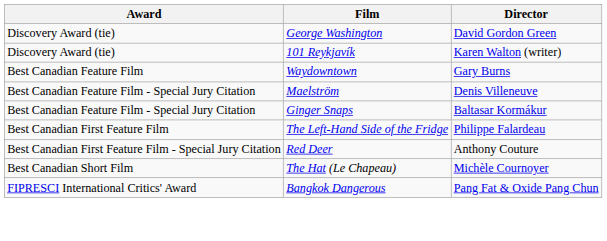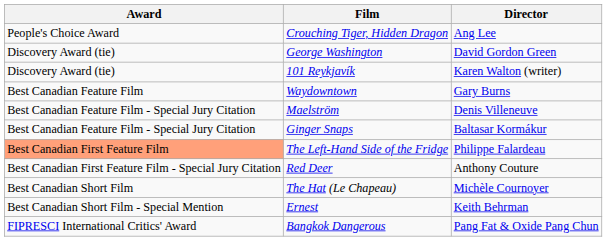+ row: (367, 33)
(88, 129) no background -> (88, 149) lightsalmon background
+ row: (302, 206)
